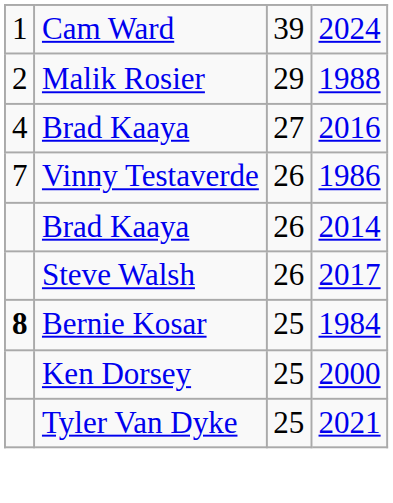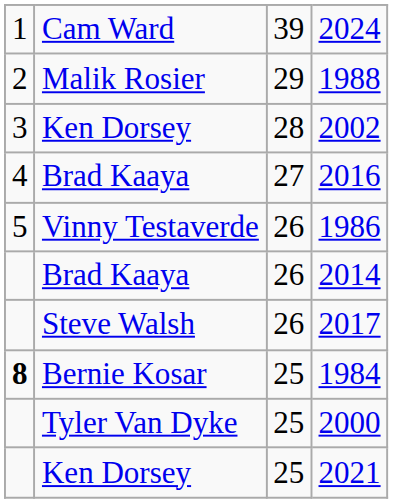+ row: (350, 127)
(20, 176) 7 -> (20, 226) 5
(117, 373) Ken Dorsey -> (140, 422) Tyler Van Dyke
(140, 422) Tyler Van Dyke -> (117, 472) Ken Dorsey
